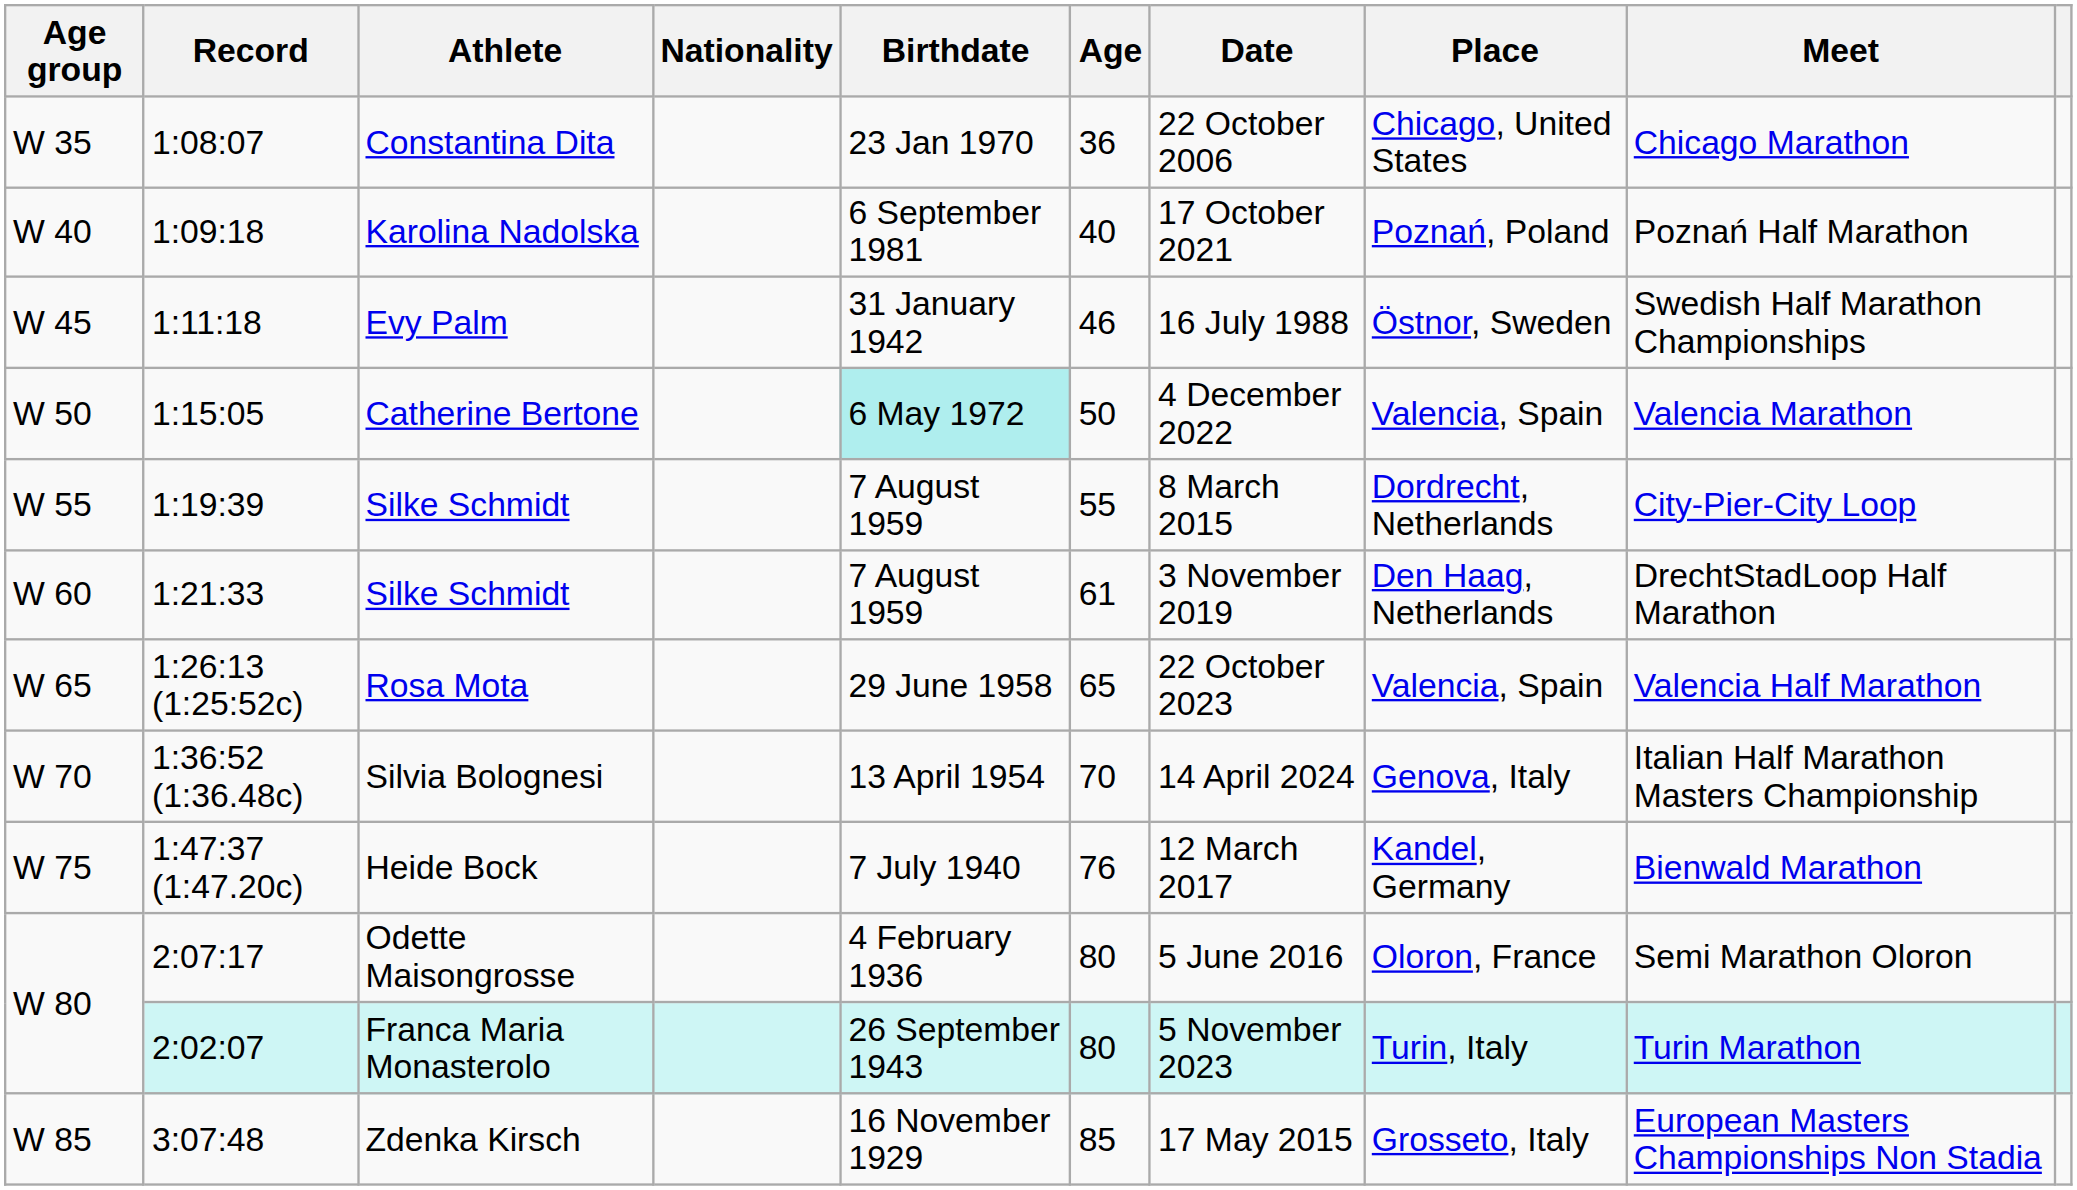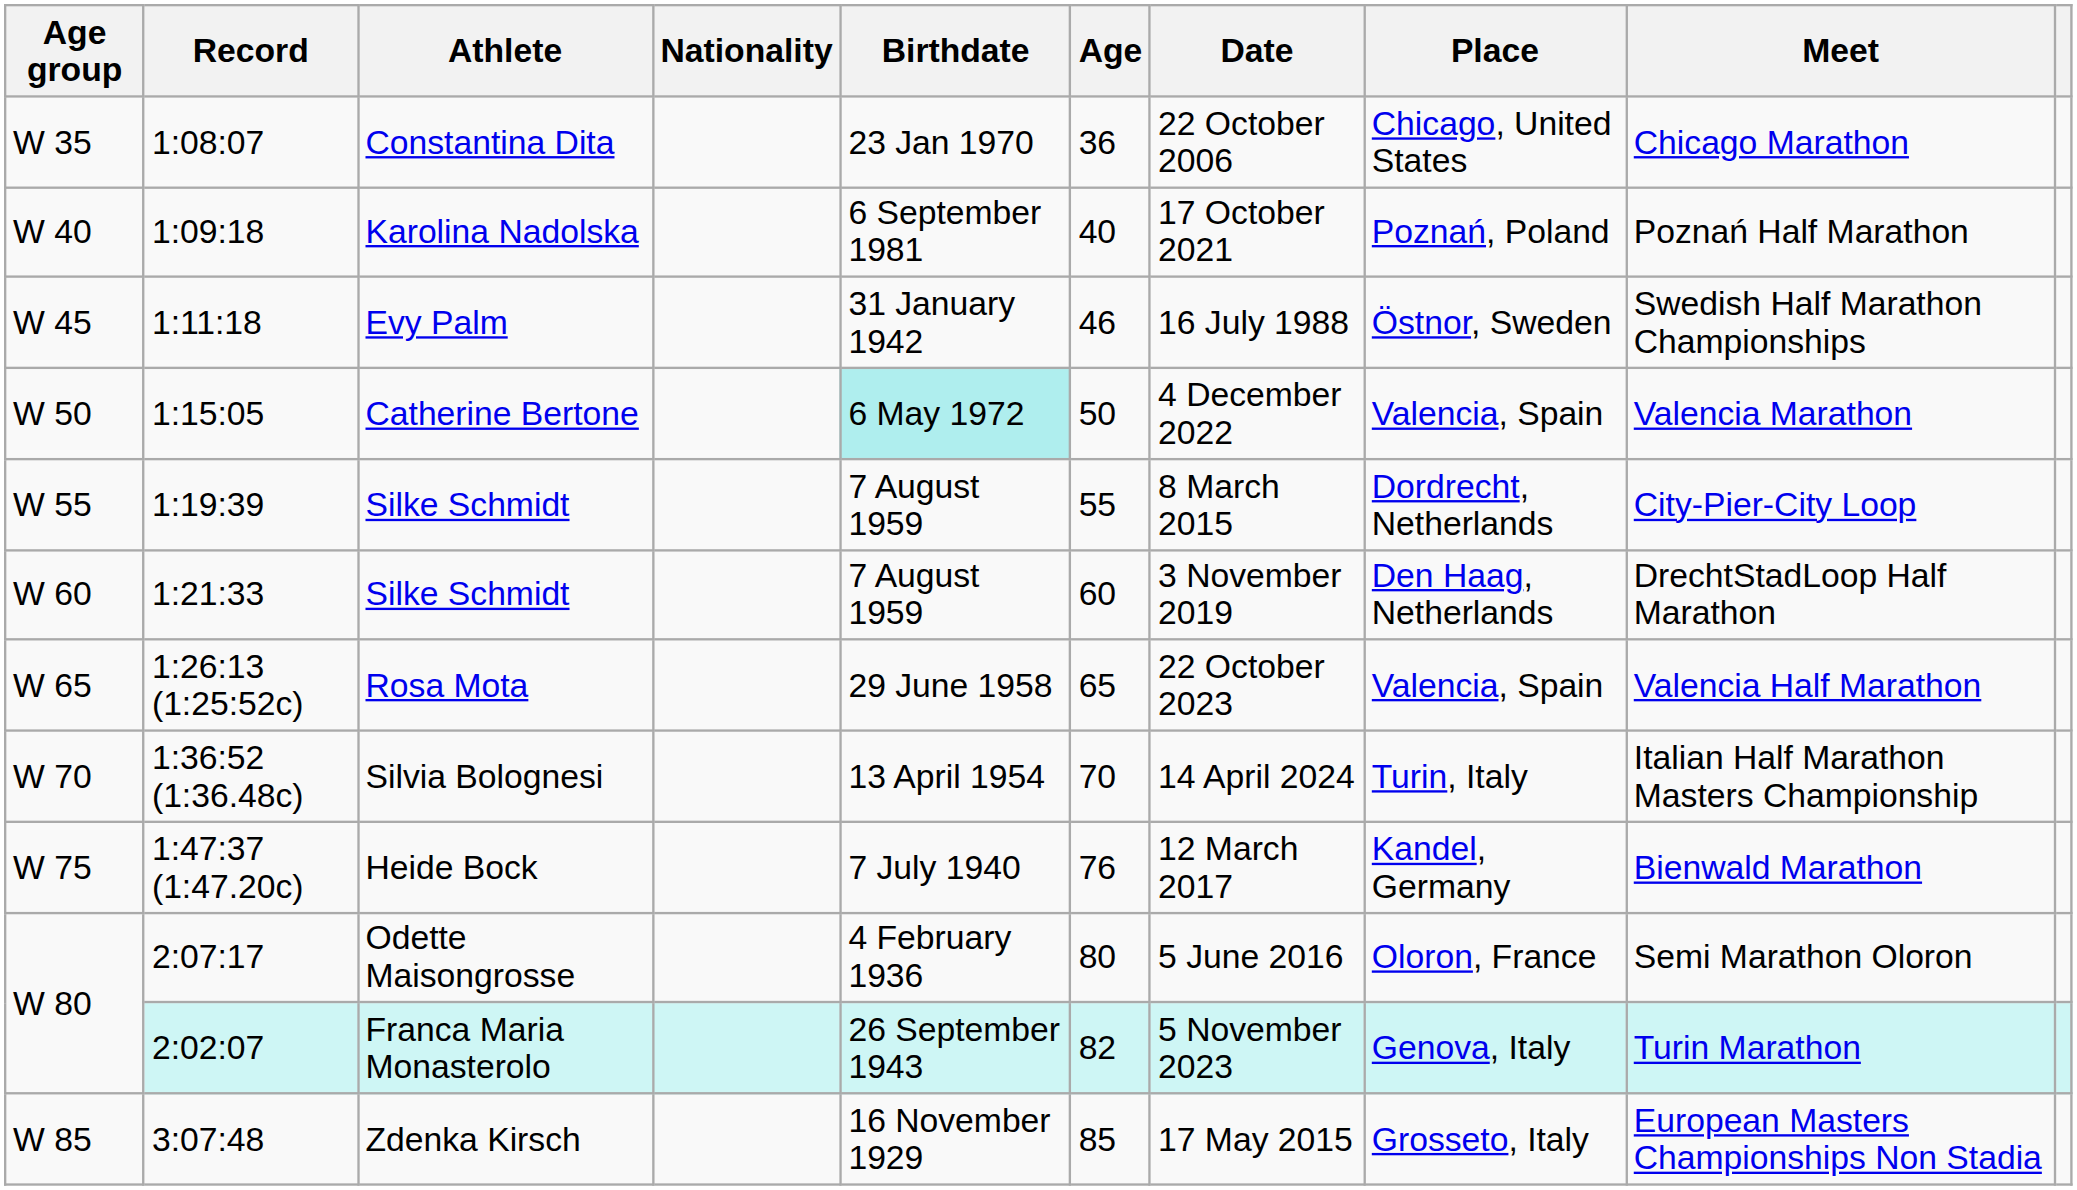(1097, 595) 61 -> (1097, 595) 60
(1471, 776) Genova, Italy -> (1450, 776) Turin, Italy
(1097, 1048) 80 -> (1097, 1048) 82
(1450, 1048) Turin, Italy -> (1471, 1048) Genova, Italy
